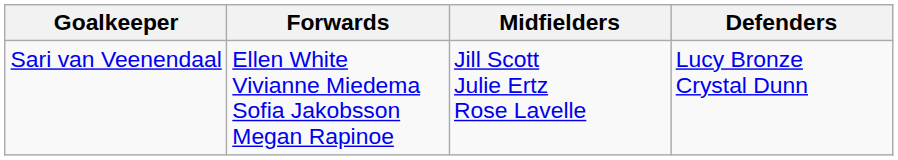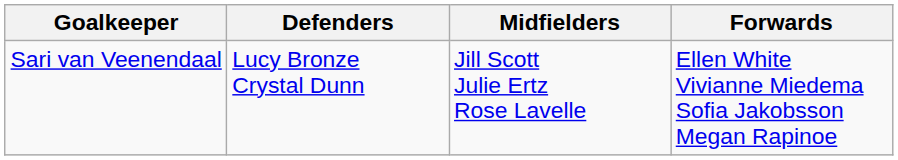columns swapped: (781, 22) <-> (338, 22)
